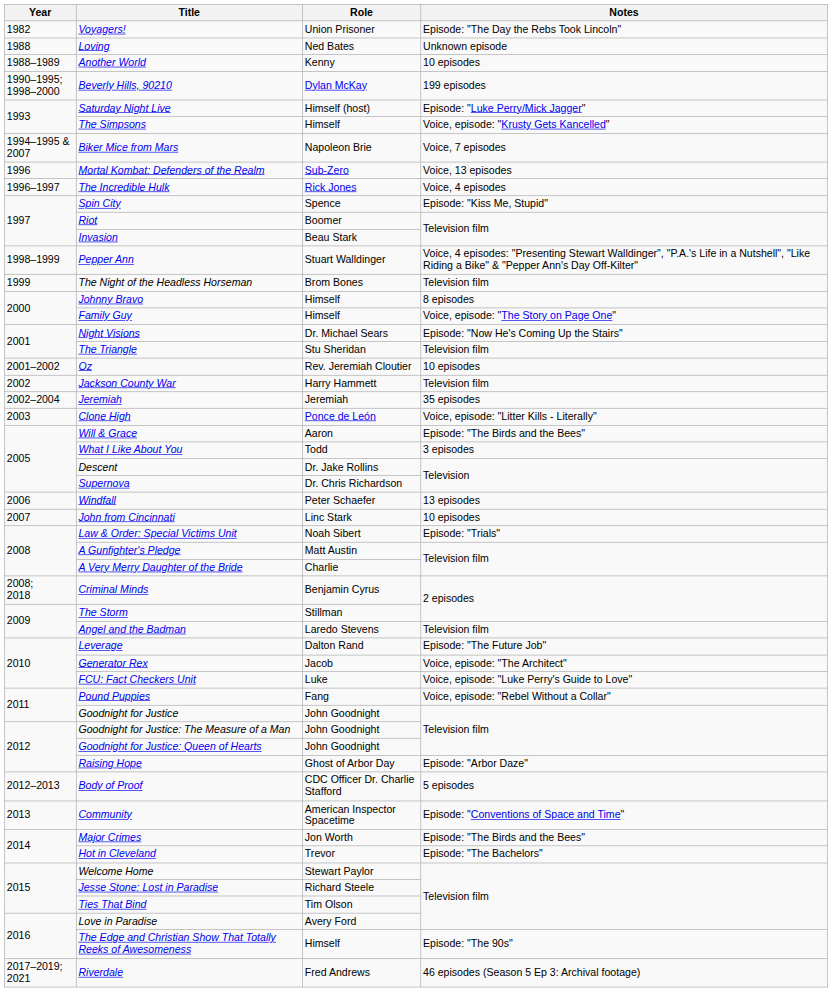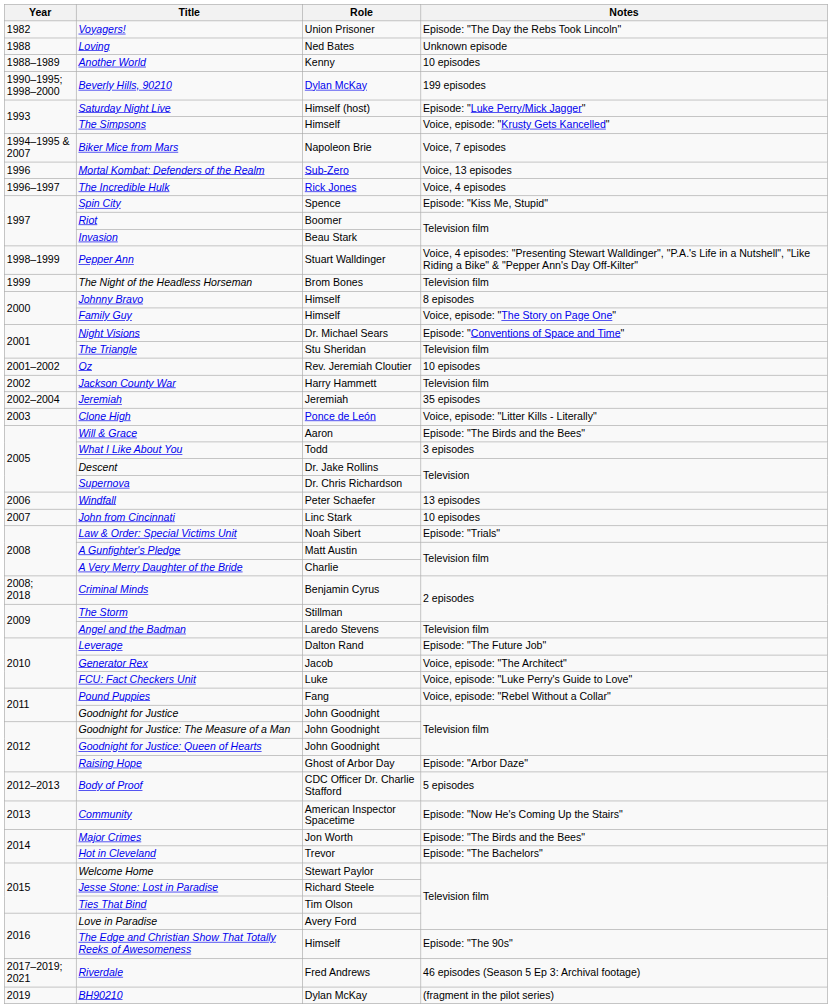(523, 333) Episode: "Now He's Coming Up the Stairs" -> (524, 333) Episode: "Conventions of Space and Time"
(524, 815) Episode: "Conventions of Space and Time" -> (523, 815) Episode: "Now He's Coming Up the Stairs"
+ row: (100, 995)
